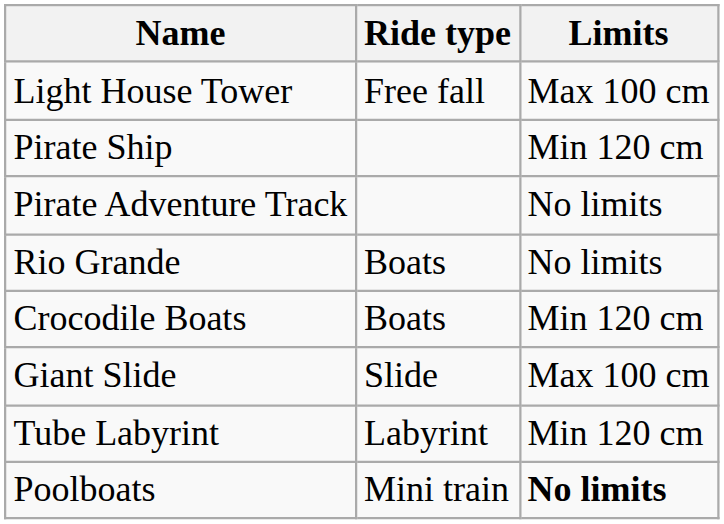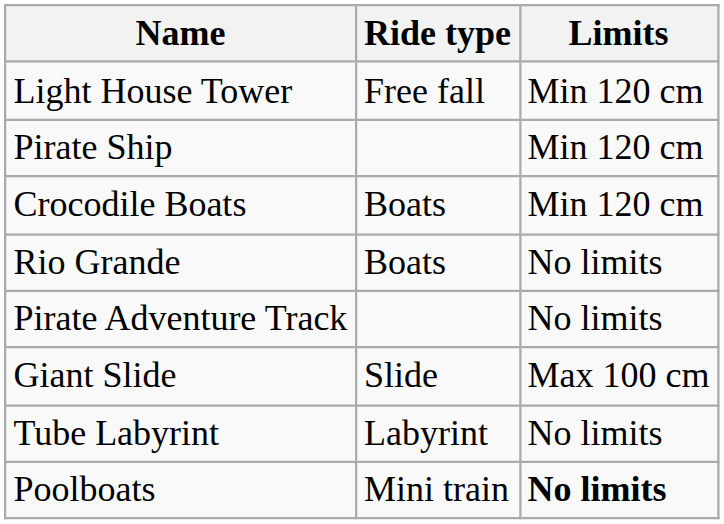(619, 90) Max 100 cm -> (616, 90) Min 120 cm
rows swapped: (180, 204) <-> (130, 318)
(616, 432) Min 120 cm -> (595, 432) No limits
